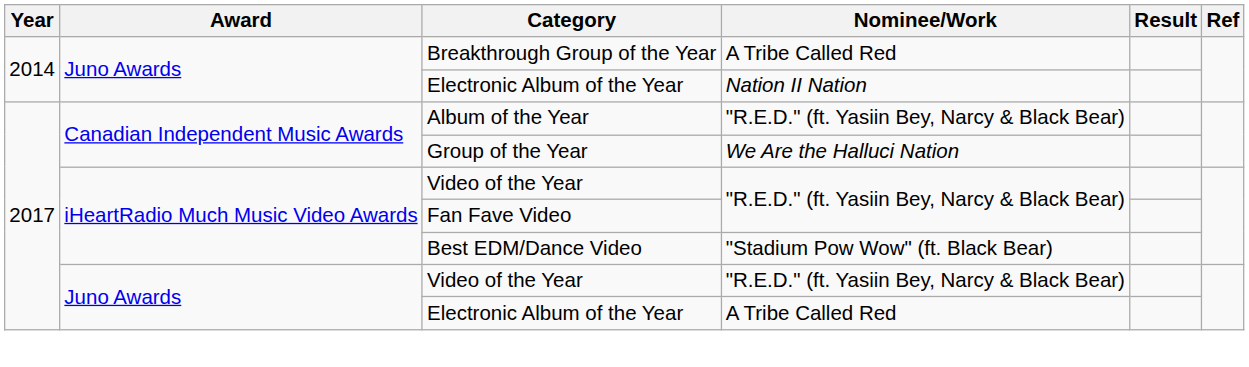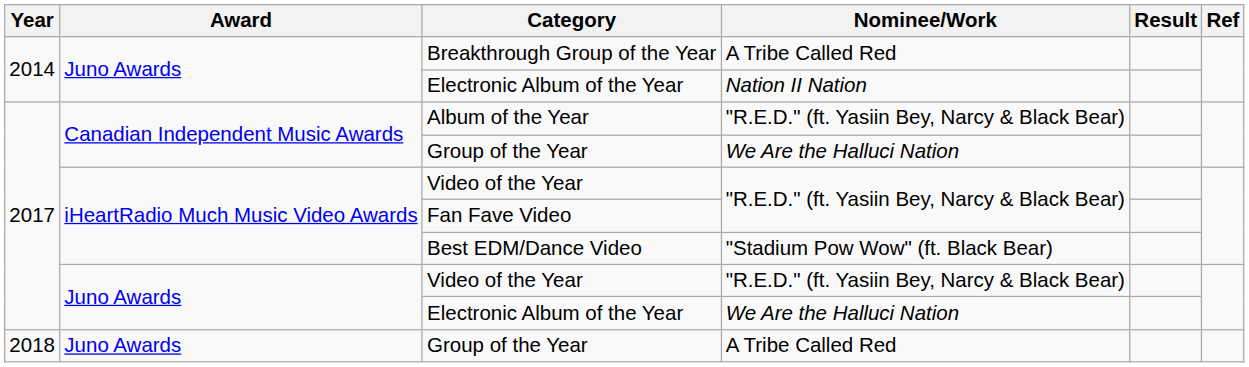(811, 313) A Tribe Called Red -> (842, 313) We Are the Halluci Nation
+ row: (32, 345)
